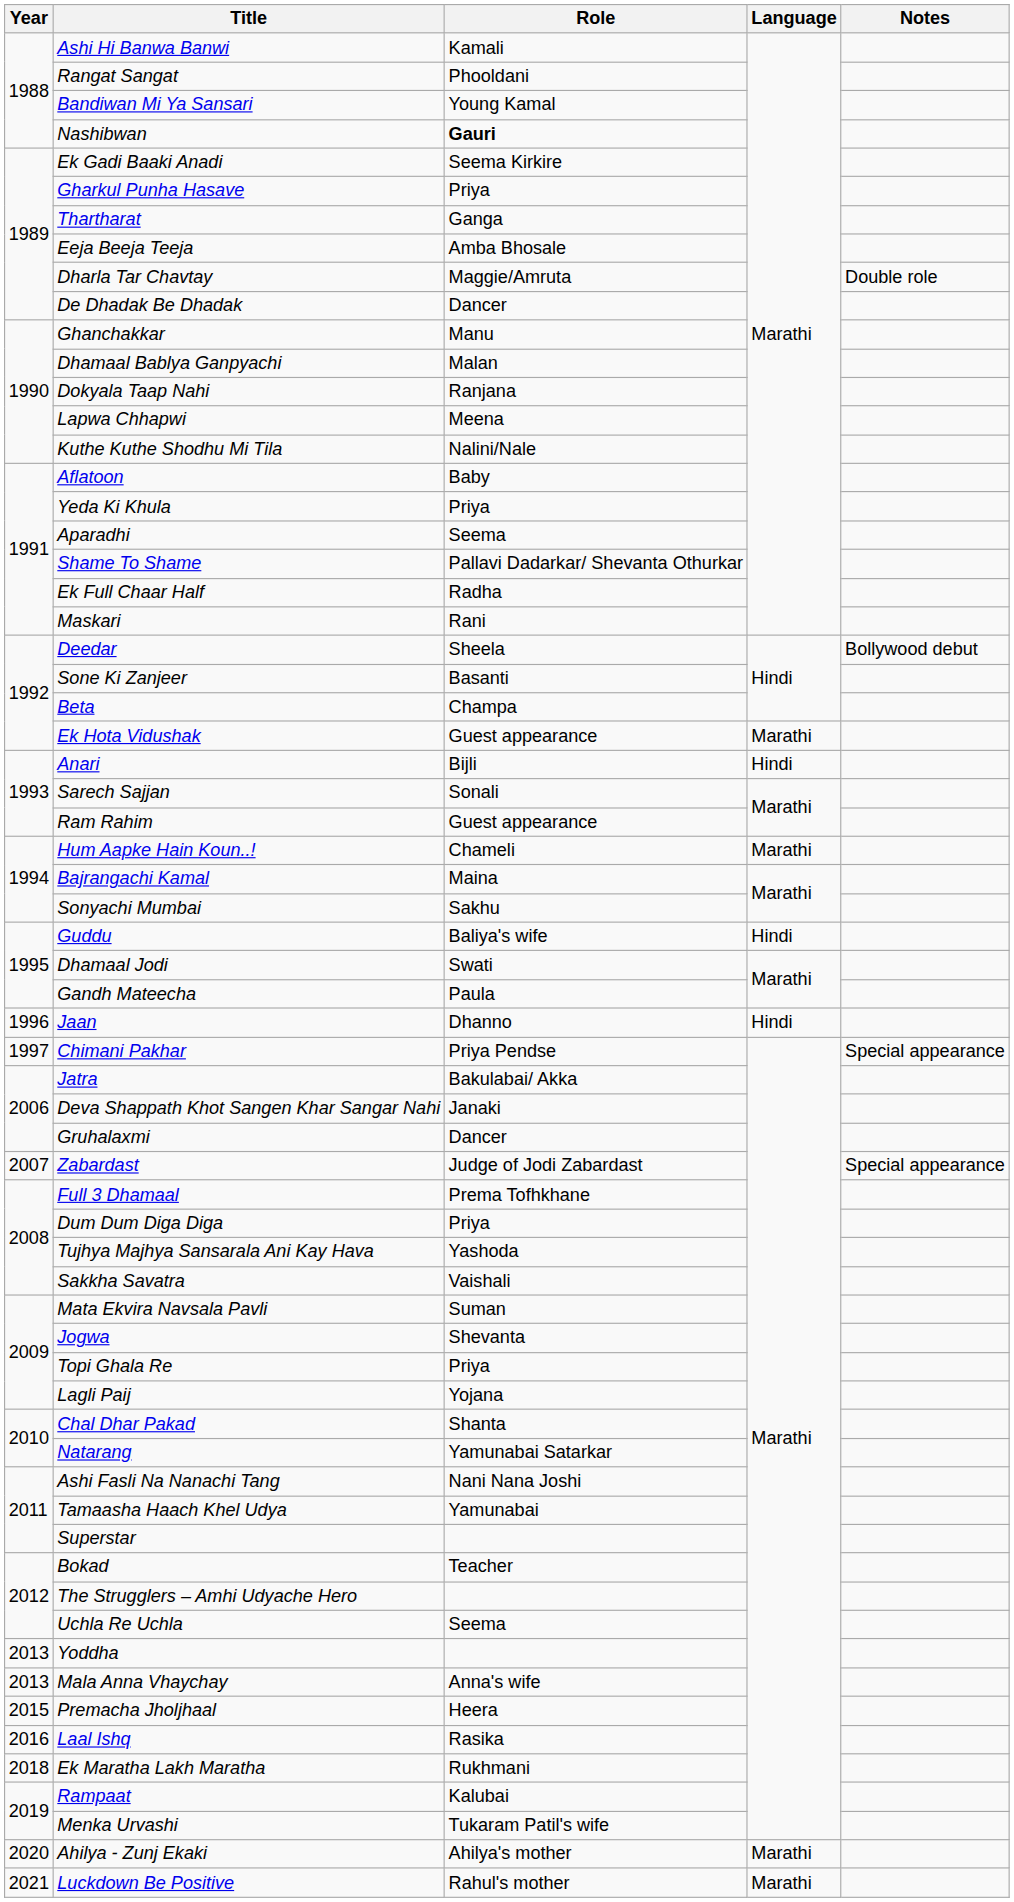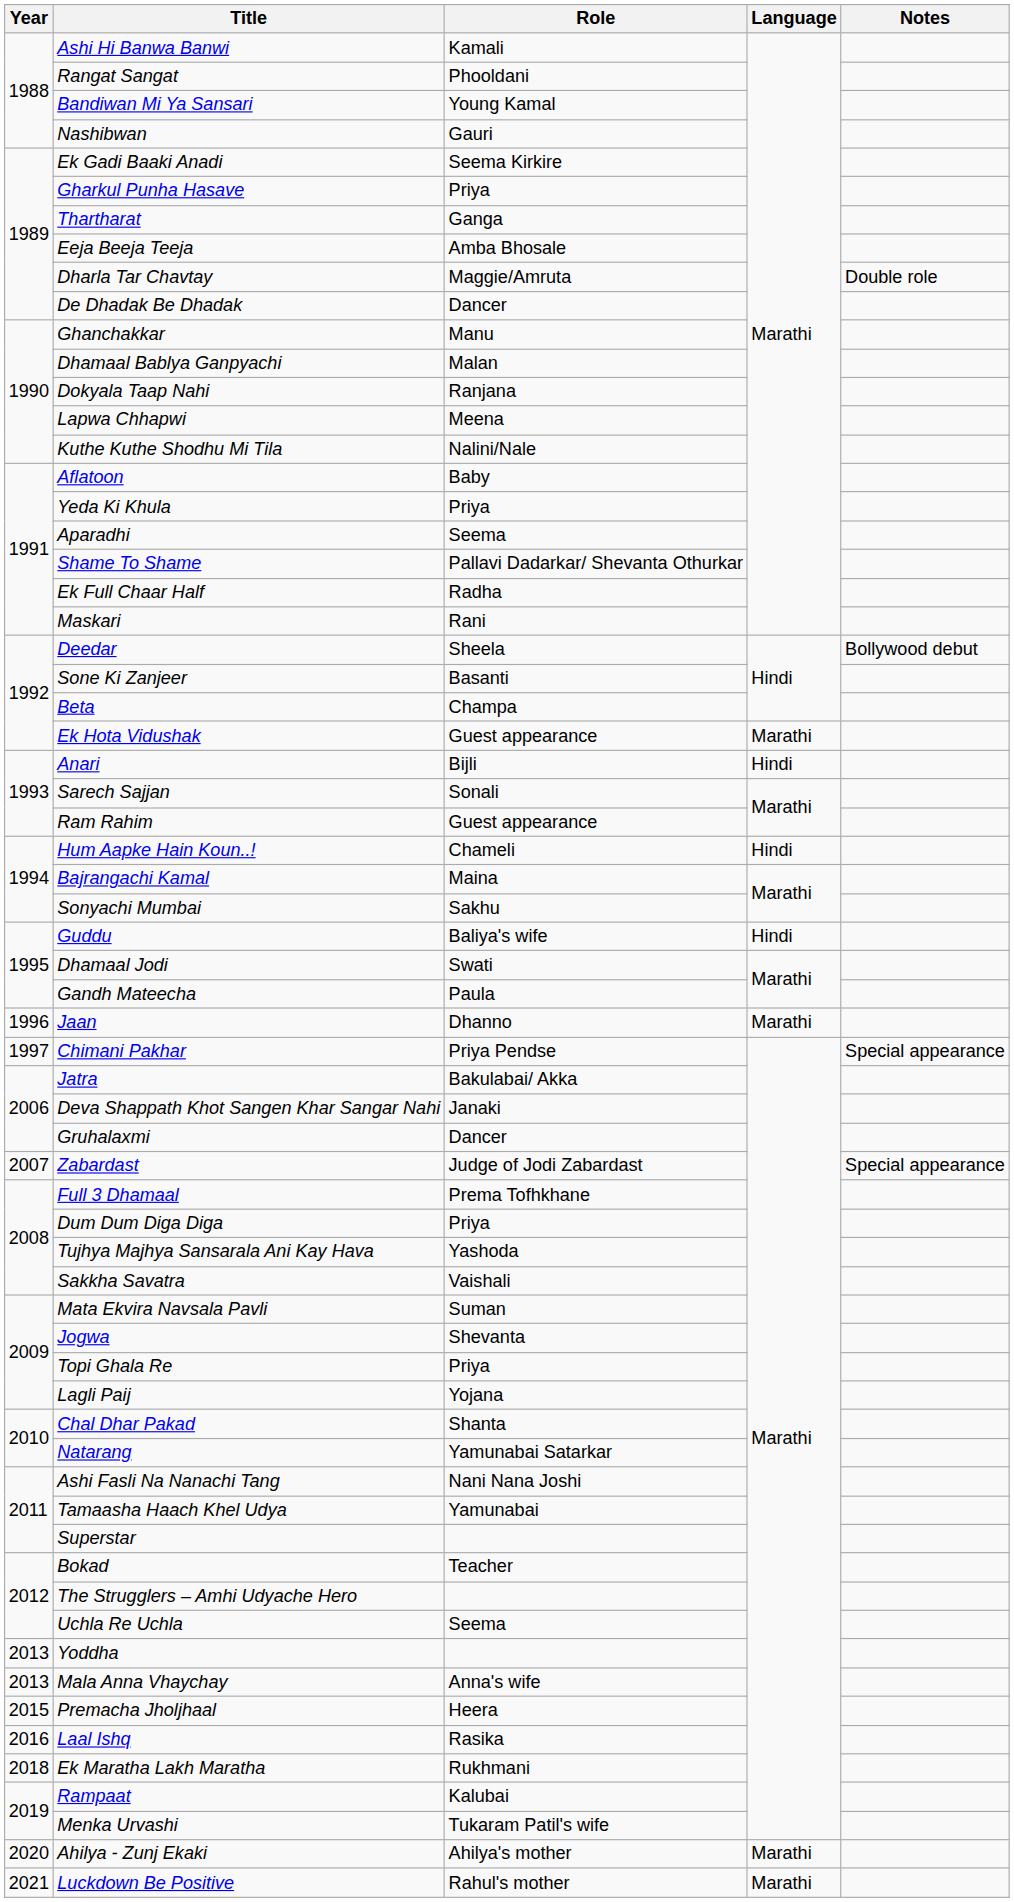(472, 133) bold -> (471, 133) normal
(782, 850) Marathi -> (772, 850) Hindi
(772, 1022) Hindi -> (782, 1022) Marathi
